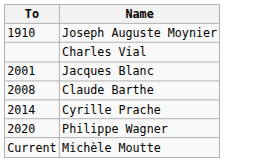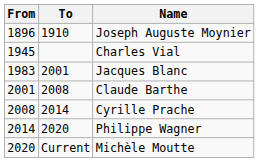+ column: (21, 14)
